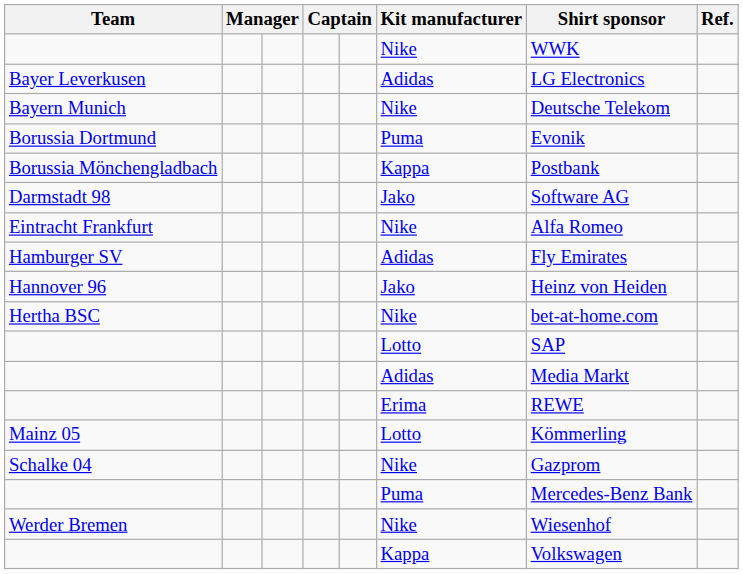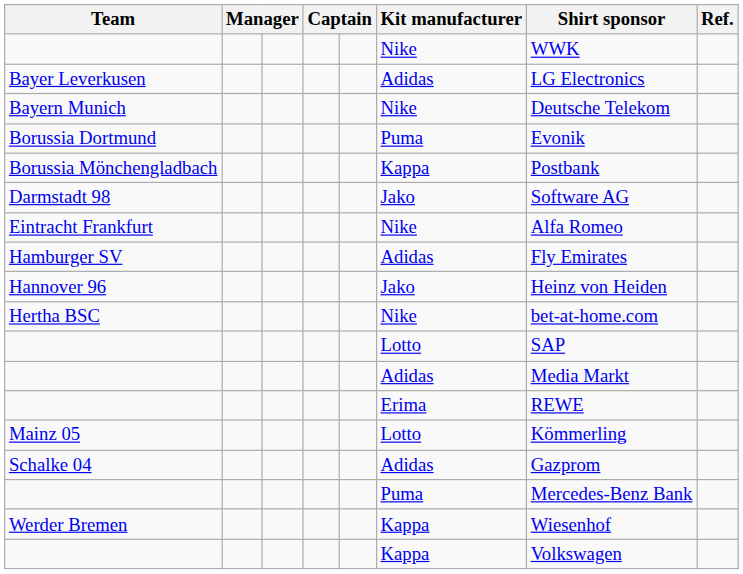(399, 464) Nike -> (407, 464) Adidas
(399, 524) Nike -> (405, 524) Kappa
